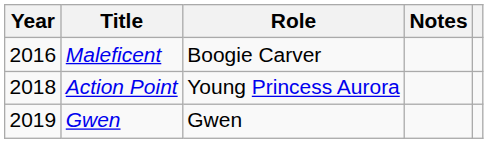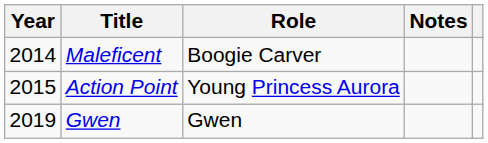(33, 54) 2016 -> (33, 54) 2014
(33, 87) 2018 -> (33, 87) 2015
